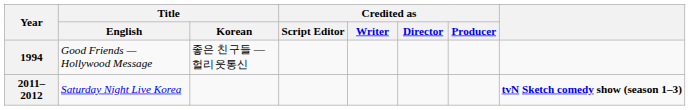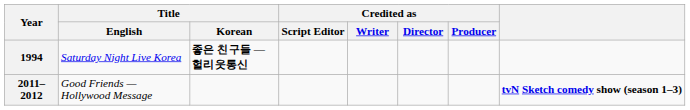(107, 57) Good Friends — Hollywood Message -> (121, 57) Saturday Night Live Korea
(229, 56) normal -> (229, 56) bold
(121, 89) Saturday Night Live Korea -> (107, 89) Good Friends — Hollywood Message
